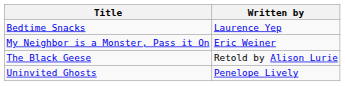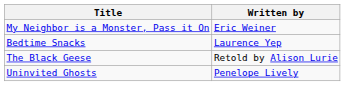rows swapped: (108, 42) <-> (46, 27)
